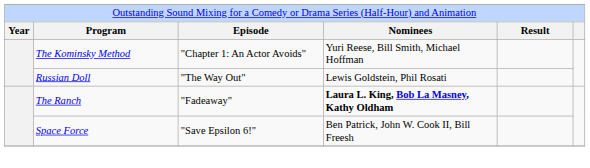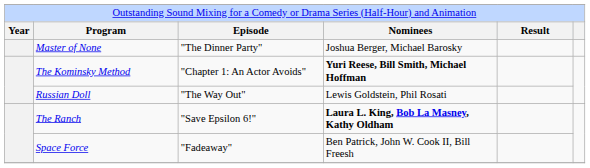+ row: (69, 48)
(393, 54) normal -> (396, 71) bold
(206, 101) "Fadeaway" -> (218, 118) "Save Epsilon 6!"
(218, 131) "Save Epsilon 6!" -> (206, 148) "Fadeaway"
